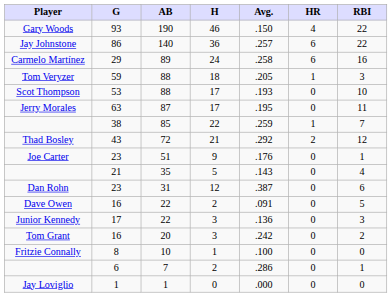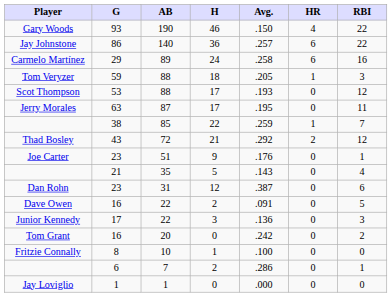(362, 92) 10 -> (362, 92) 12
(215, 236) 3 -> (215, 236) 0
